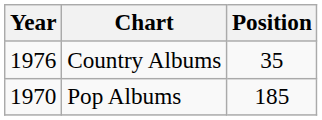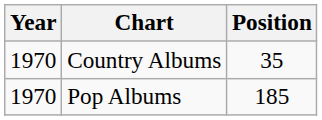(33, 59) 1976 -> (33, 59) 1970
